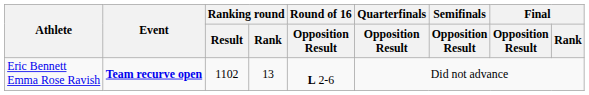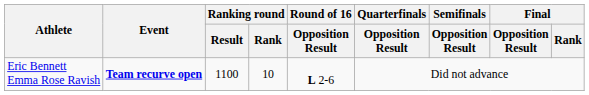(227, 74) 1102 -> (227, 74) 1100
(268, 74) 13 -> (268, 74) 10
